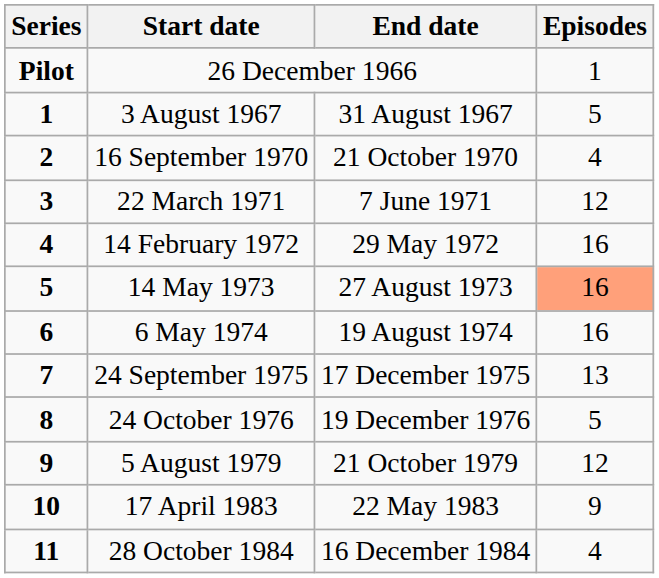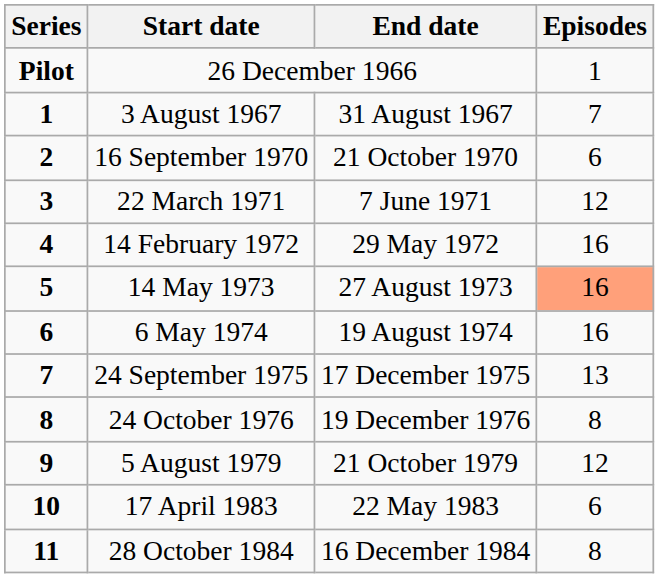(595, 113) 5 -> (595, 113) 7
(595, 157) 4 -> (595, 157) 6
(595, 419) 5 -> (595, 419) 8
(595, 506) 9 -> (595, 506) 6
(595, 550) 4 -> (595, 550) 8
